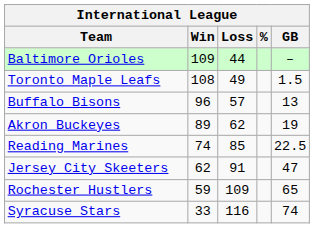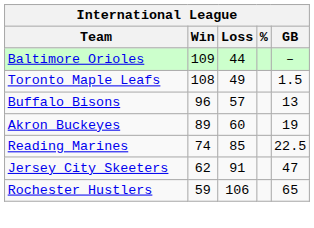(237, 125) 62 -> (237, 125) 60
(237, 190) 109 -> (237, 190) 106
- row: (64, 212)
